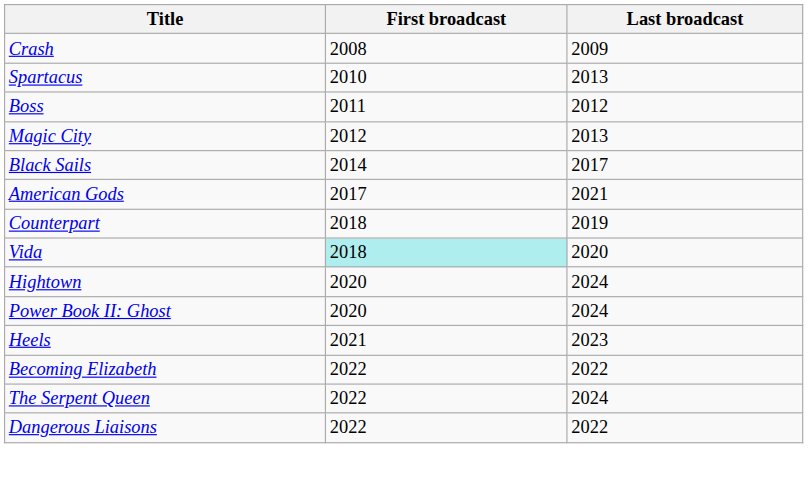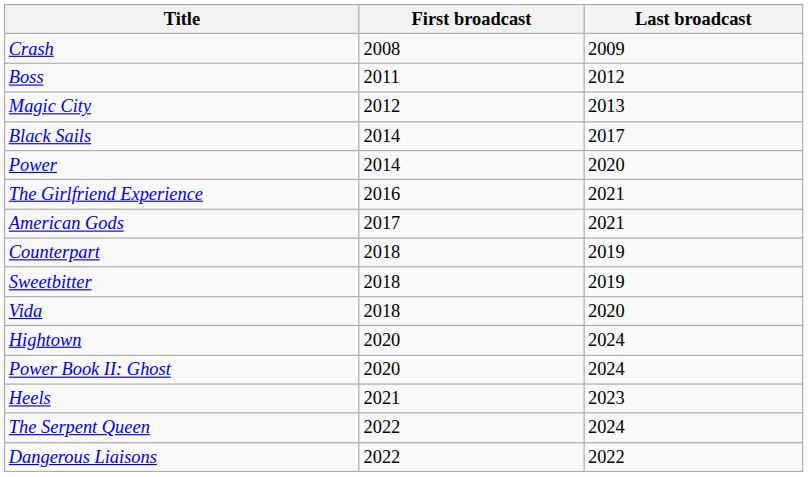- row: (46, 77)
+ row: (33, 164)
+ row: (106, 194)
+ row: (50, 281)
(348, 252) paleturquoise background -> (382, 310) no background
- row: (83, 369)
